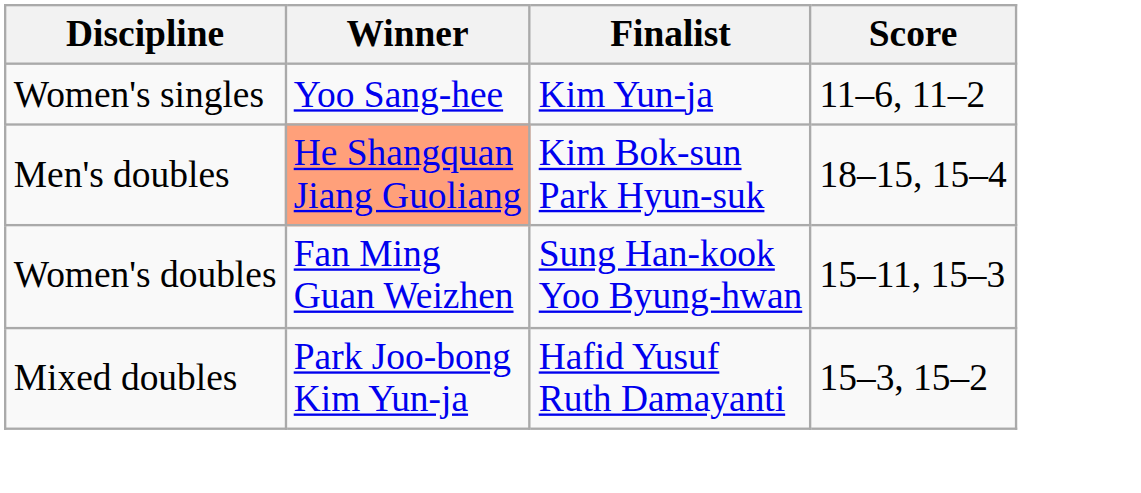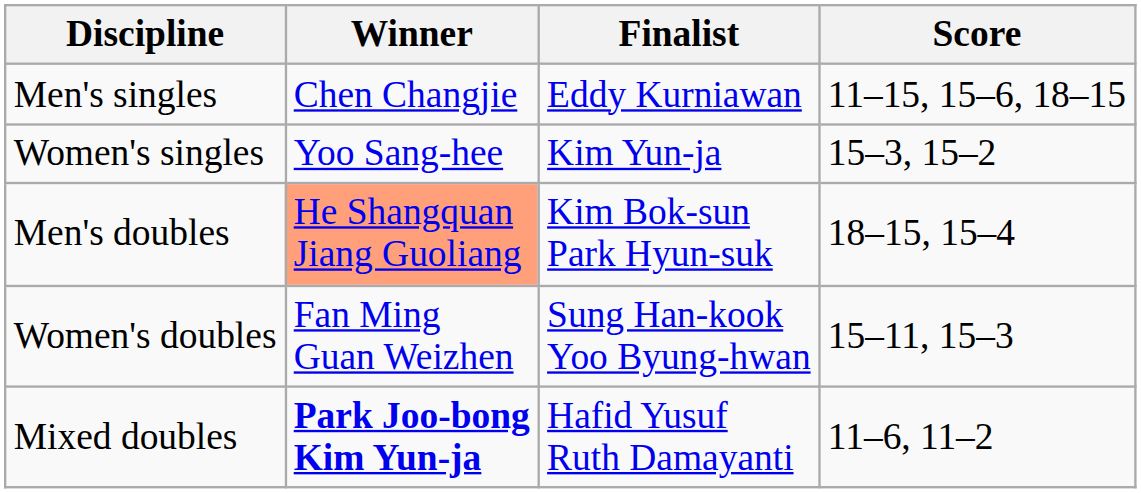+ row: (115, 93)
(902, 93) 11–6, 11–2 -> (912, 152) 15–3, 15–2
(402, 376) normal -> (412, 436) bold
(904, 376) 15–3, 15–2 -> (911, 436) 11–6, 11–2
